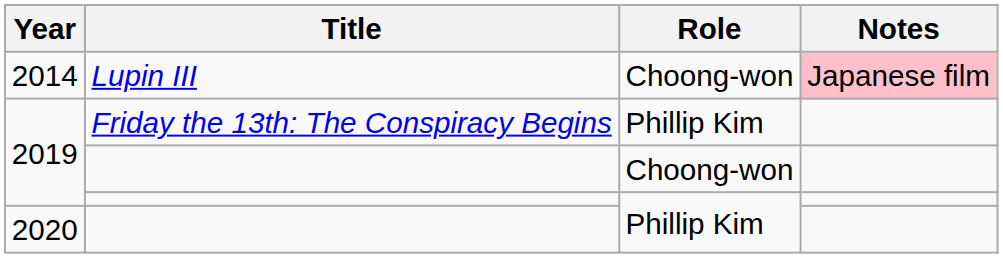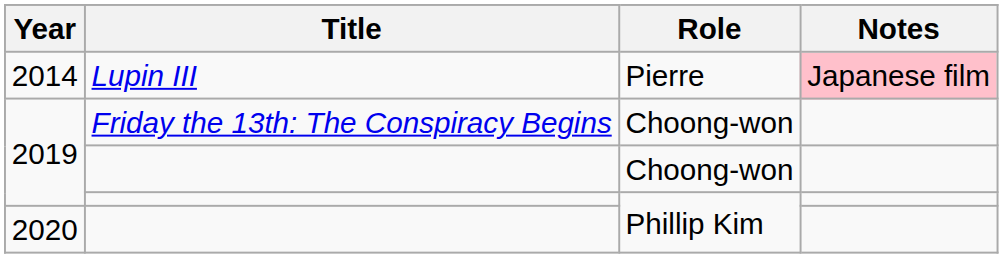(709, 76) Choong-won -> (665, 76) Pierre
(695, 122) Phillip Kim -> (709, 122) Choong-won
